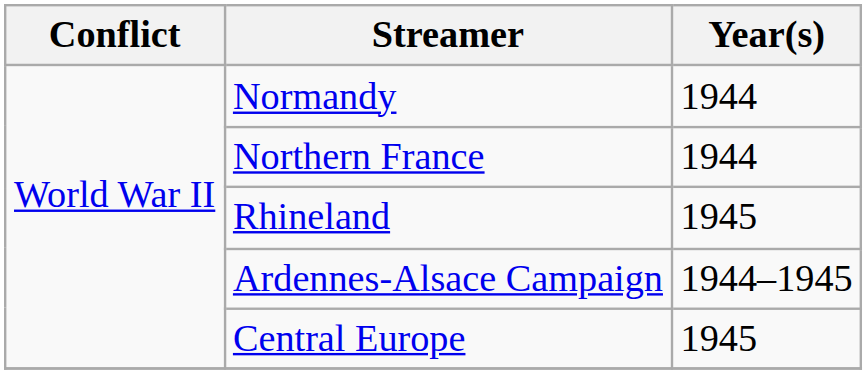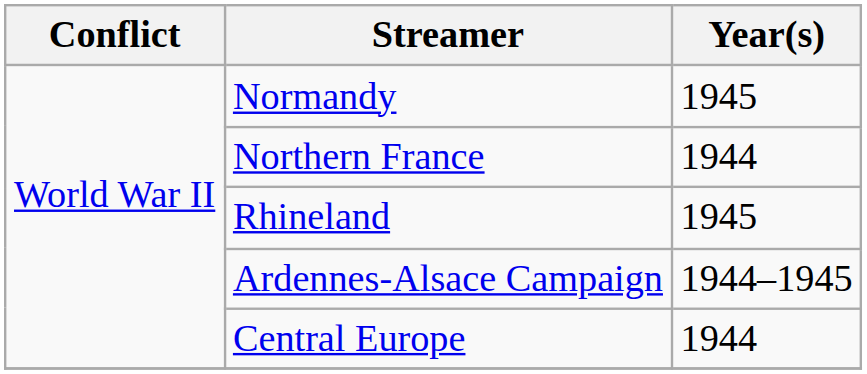(719, 95) 1944 -> (719, 95) 1945
(719, 338) 1945 -> (719, 338) 1944
